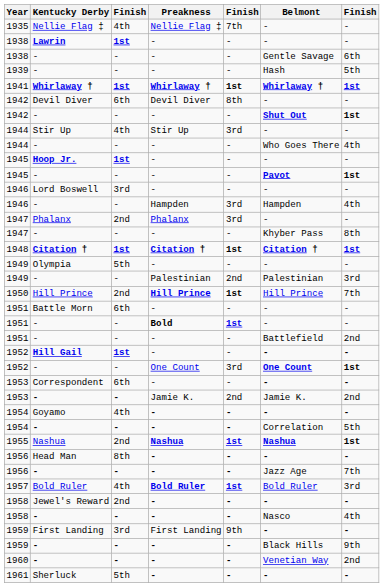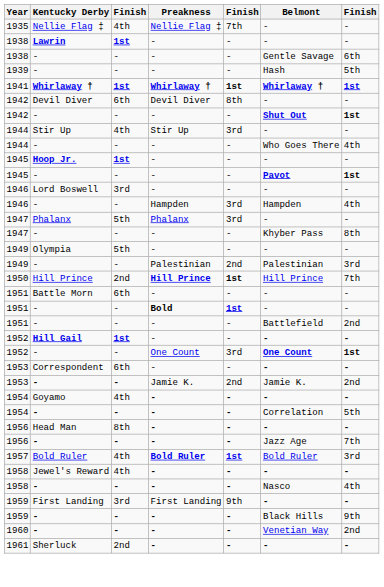(122, 219) 2nd -> (122, 219) 5th
- row: (17, 249)
- row: (17, 442)
(122, 501) 2nd -> (122, 472) 4th
(122, 575) 5th -> (122, 546) 2nd
